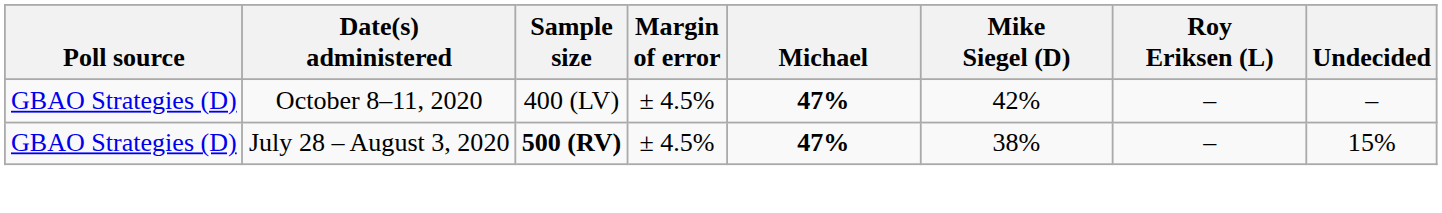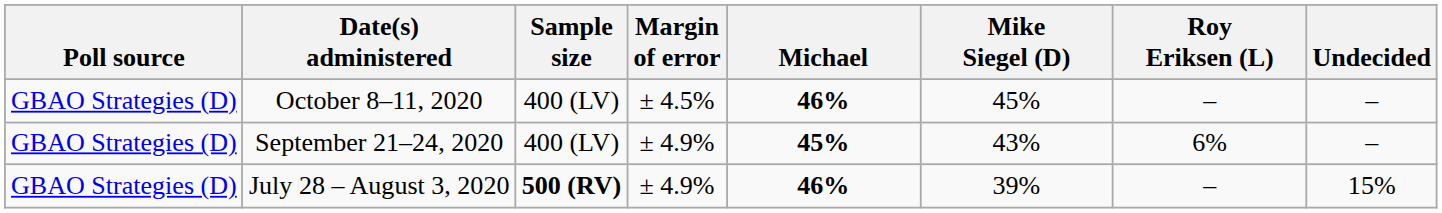(823, 100) 47% -> (823, 100) 46%
(1016, 100) 42% -> (1016, 100) 45%
+ row: (379, 143)
(677, 143) ± 4.5% -> (677, 186) ± 4.9%
(823, 143) 47% -> (823, 186) 46%
(1016, 143) 38% -> (1016, 186) 39%
